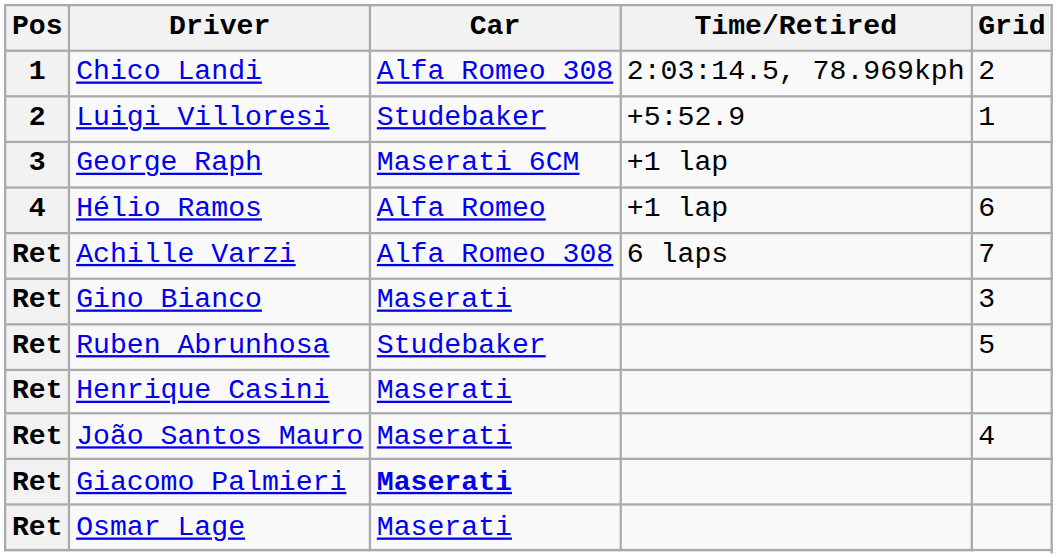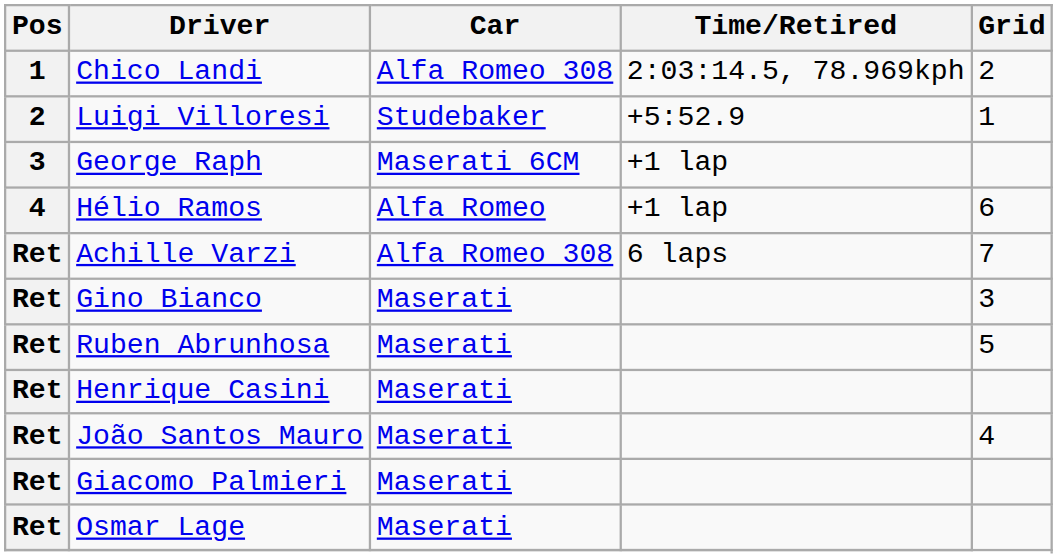(461, 346) Studebaker -> (444, 346) Maserati
(444, 483) bold -> (444, 483) normal
